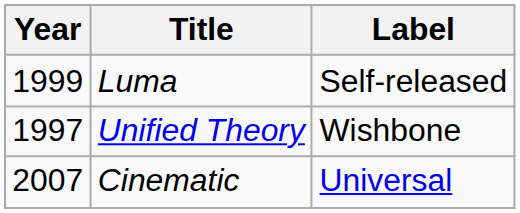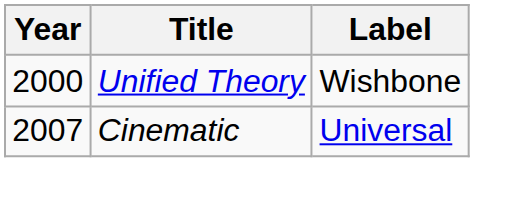- row: (138, 80)
(48, 130) 1997 -> (48, 80) 2000
